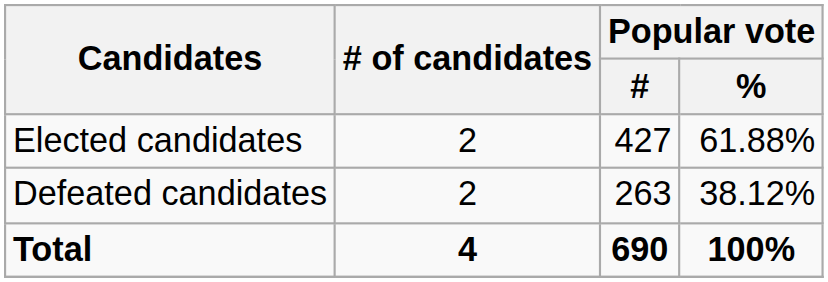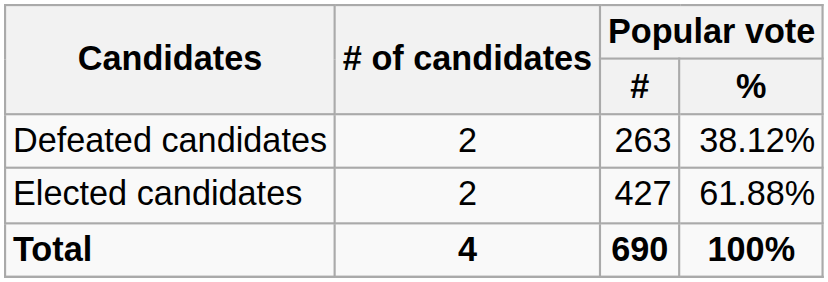rows swapped: (158, 140) <-> (170, 194)
